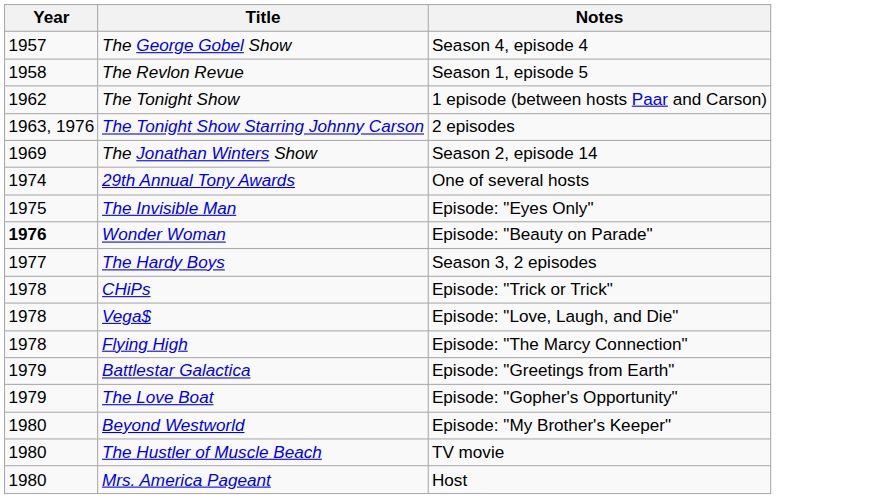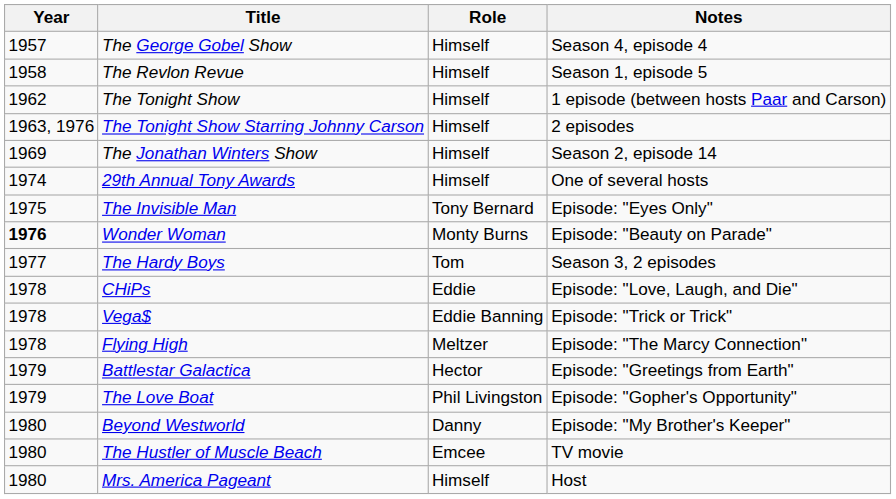+ column: (488, 18)
(522, 289) Episode: "Trick or Trick" -> (674, 289) Episode: "Love, Laugh, and Die"
(555, 316) Episode: "Love, Laugh, and Die" -> (642, 316) Episode: "Trick or Trick"
